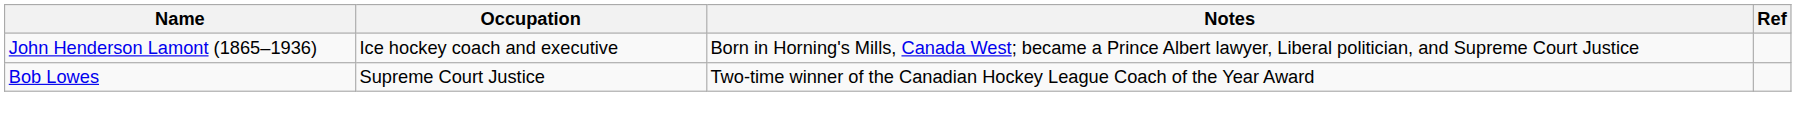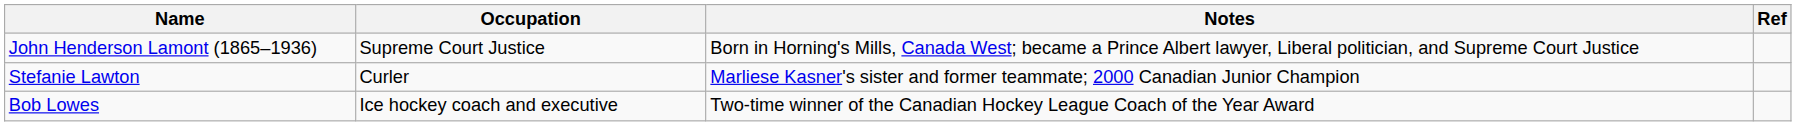(489, 47) Ice hockey coach and executive -> (452, 47) Supreme Court Justice
+ row: (74, 76)
(452, 76) Supreme Court Justice -> (489, 105) Ice hockey coach and executive
